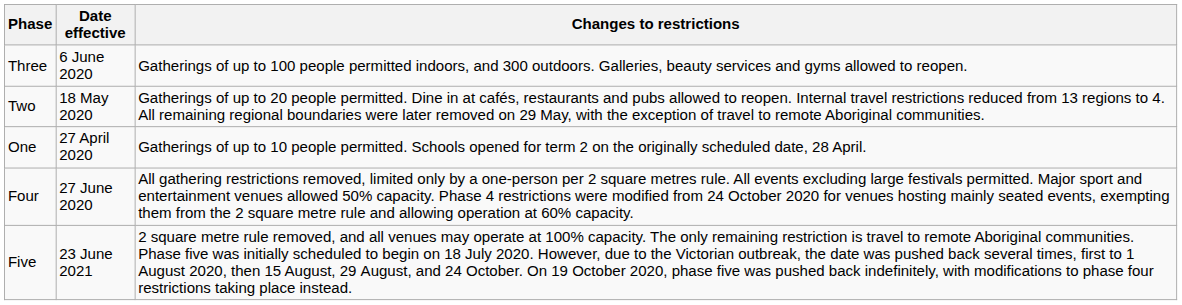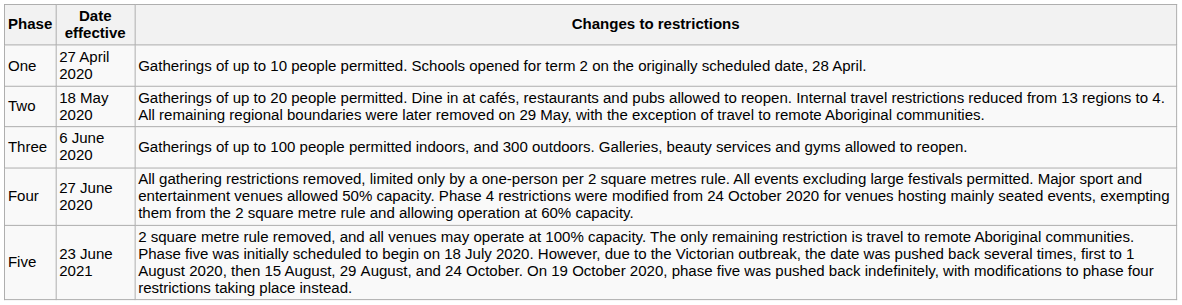rows swapped: (22, 147) <-> (28, 65)
